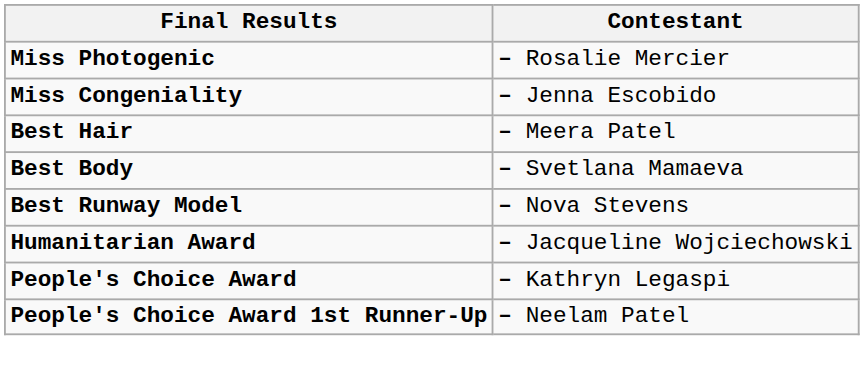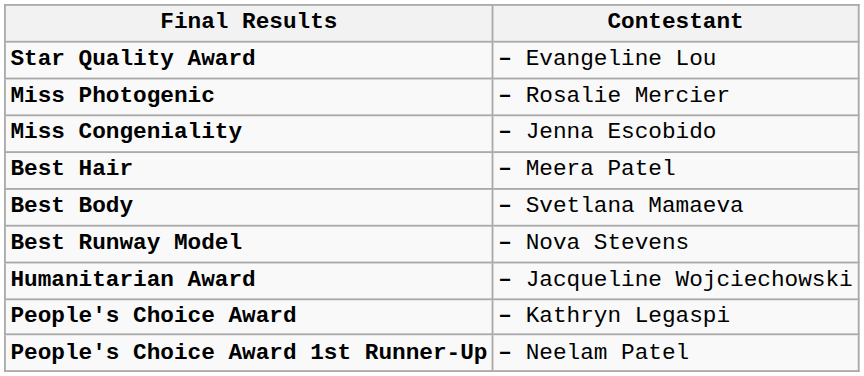+ row: (133, 60)
